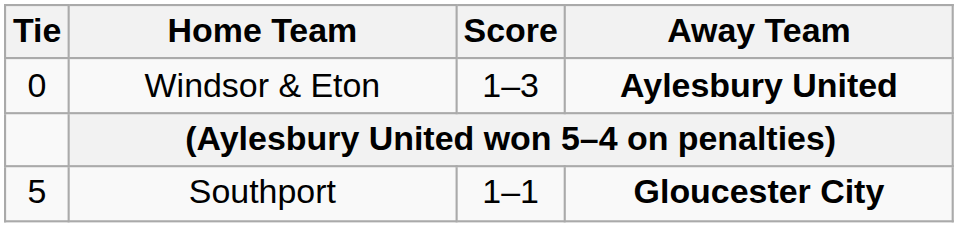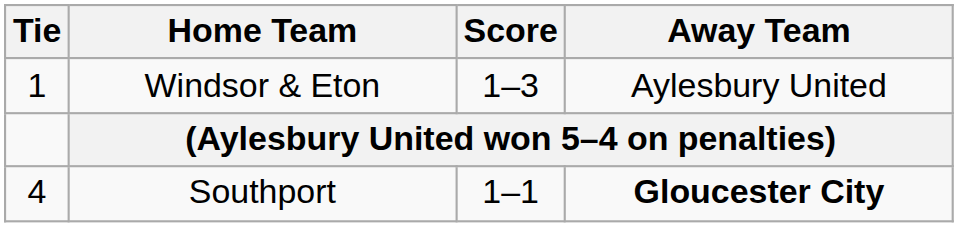(37, 85) 0 -> (37, 85) 1
(759, 85) bold -> (759, 85) normal
(37, 192) 5 -> (37, 192) 4
